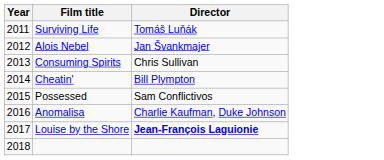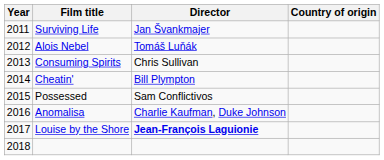+ column: (334, 12)
(165, 29) Tomáš Luňák -> (172, 29) Jan Švankmajer
(172, 46) Jan Švankmajer -> (165, 46) Tomáš Luňák
